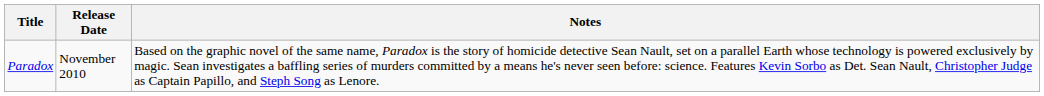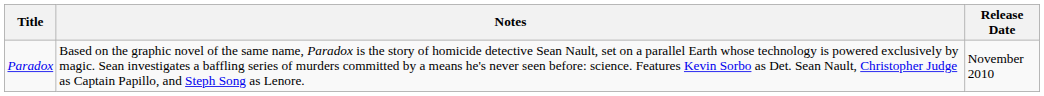columns swapped: (94, 22) <-> (585, 22)
